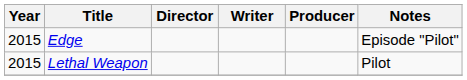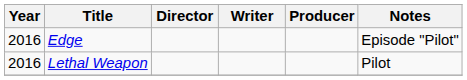(24, 39) 2015 -> (24, 39) 2016
(24, 63) 2015 -> (24, 63) 2016
